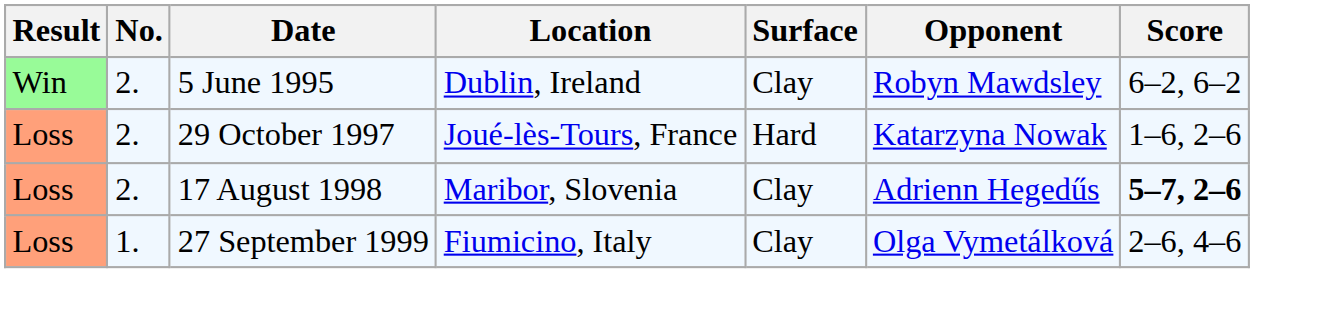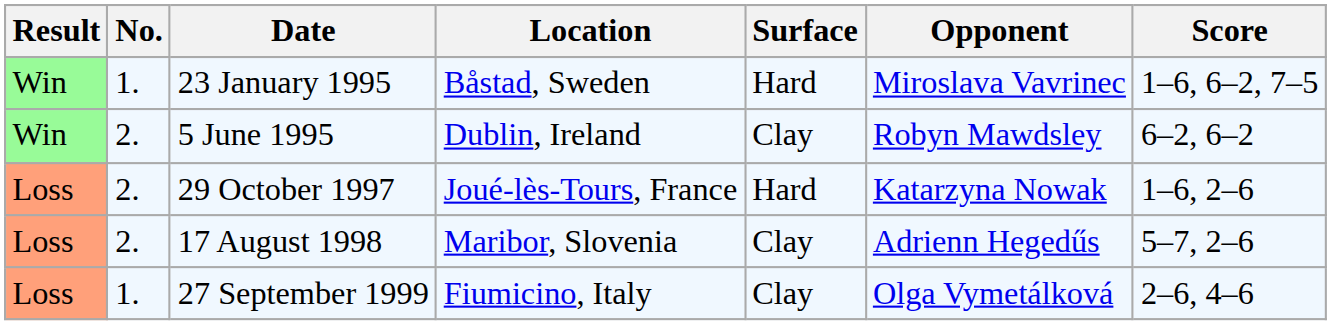+ row: (284, 82)
(1185, 187) bold -> (1197, 239) normal
